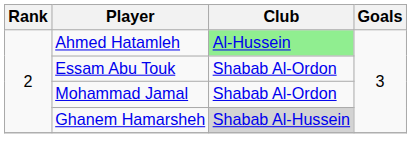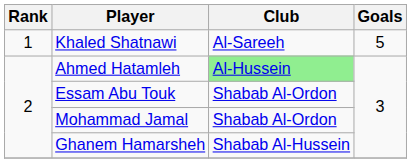+ row: (116, 42)
(281, 119) lightgrey background -> (281, 145) no background
